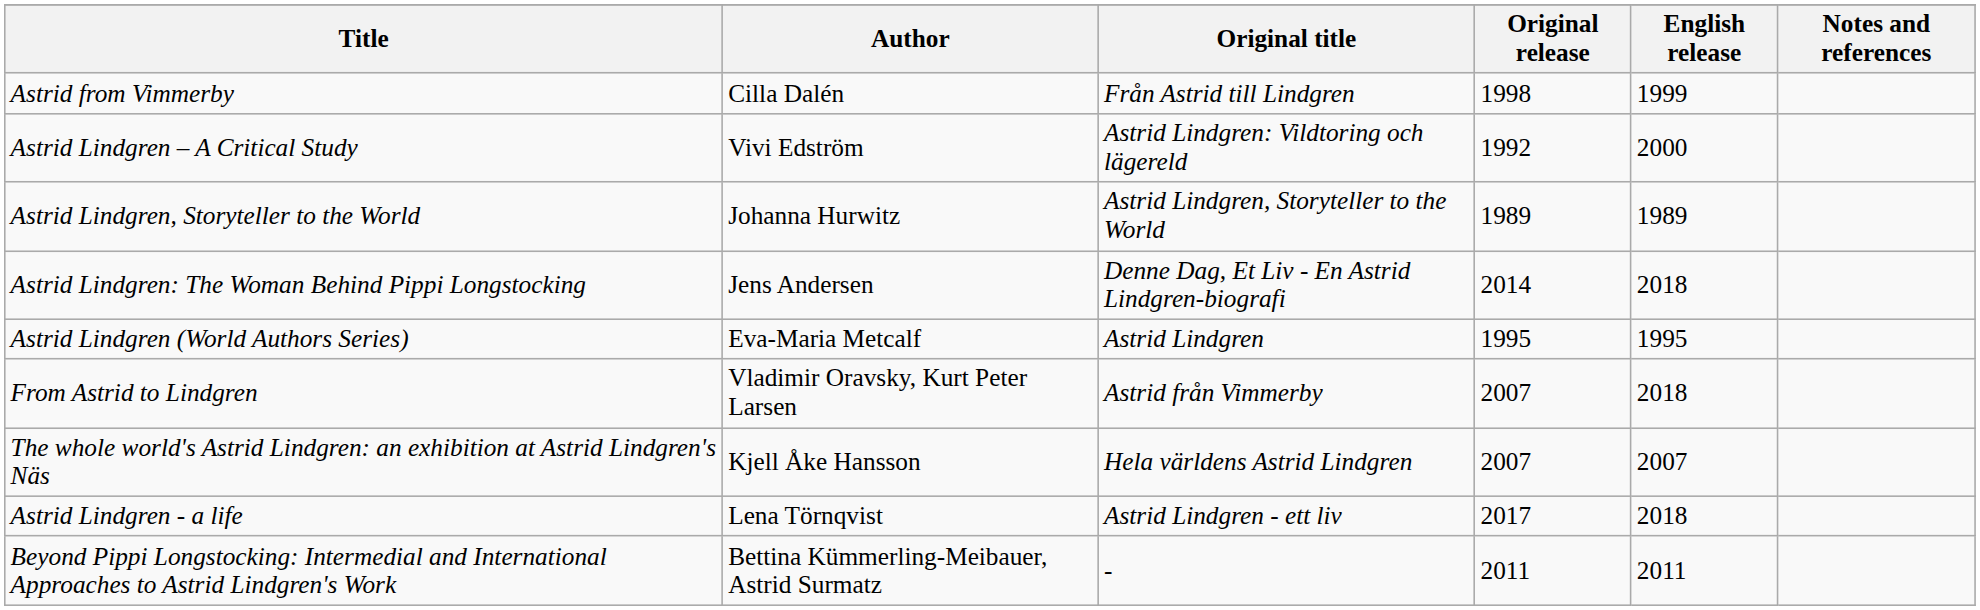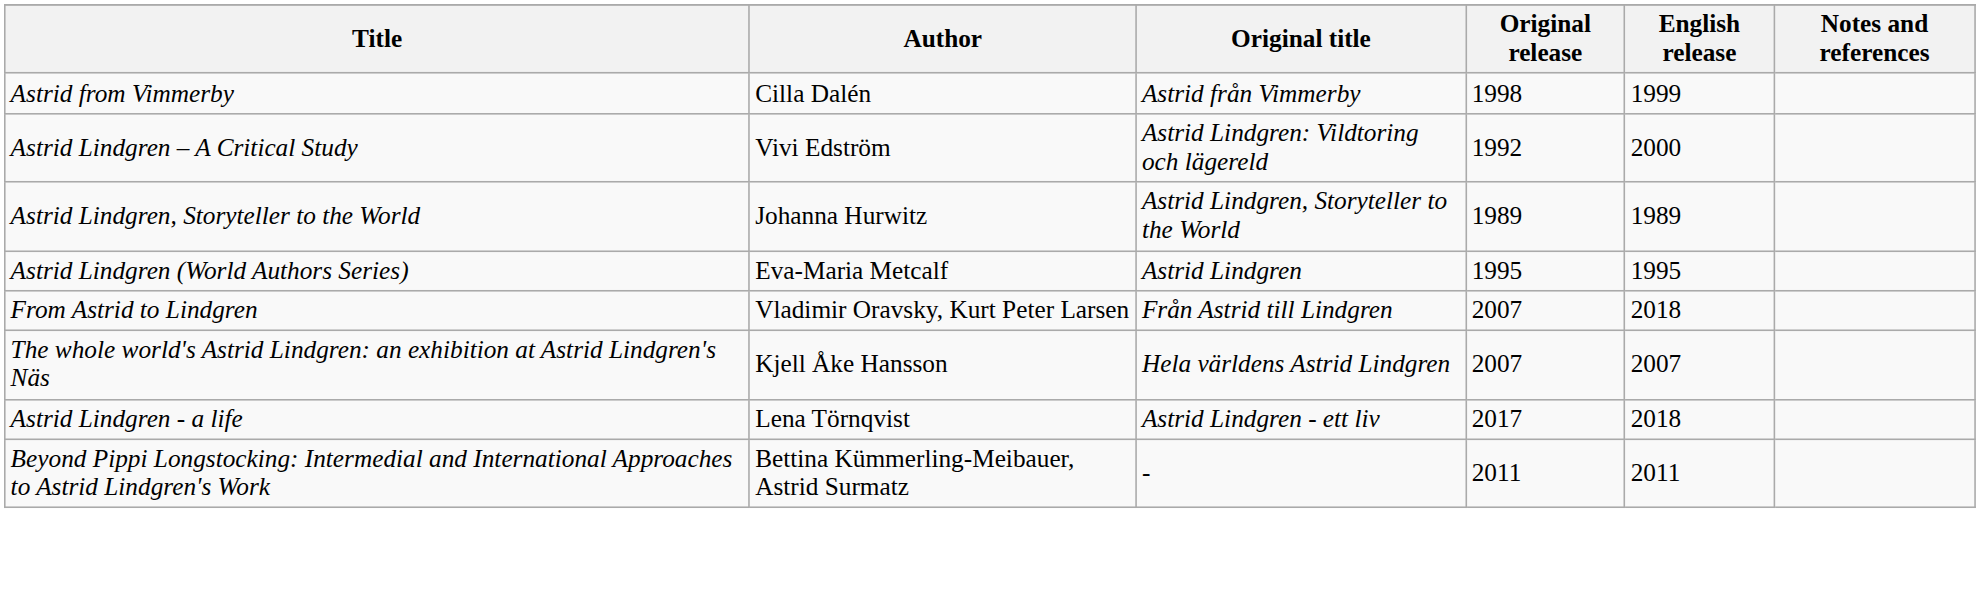(1229, 93) Från Astrid till Lindgren -> (1251, 93) Astrid från Vimmerby
- row: (298, 284)
(1213, 393) Astrid från Vimmerby -> (1267, 310) Från Astrid till Lindgren
